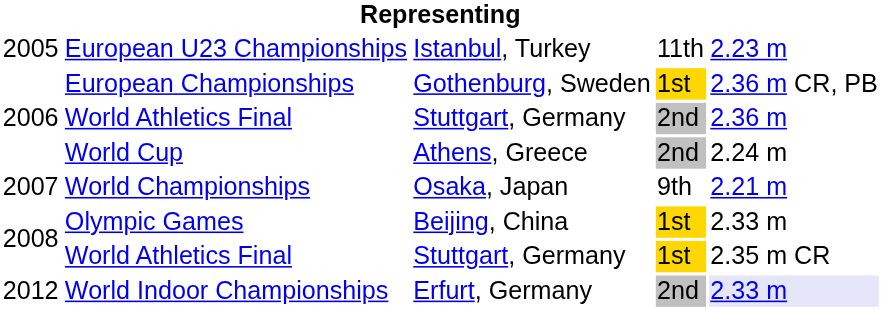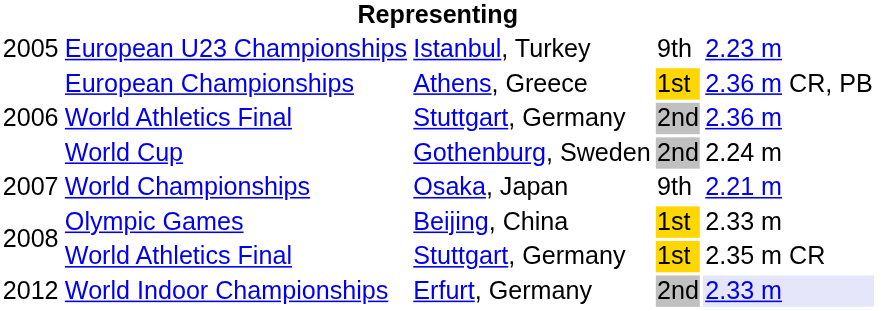(681, 49) 11th -> (674, 49) 9th
(532, 83) Gothenburg, Sweden -> (501, 83) Athens, Greece
(501, 152) Athens, Greece -> (532, 152) Gothenburg, Sweden
